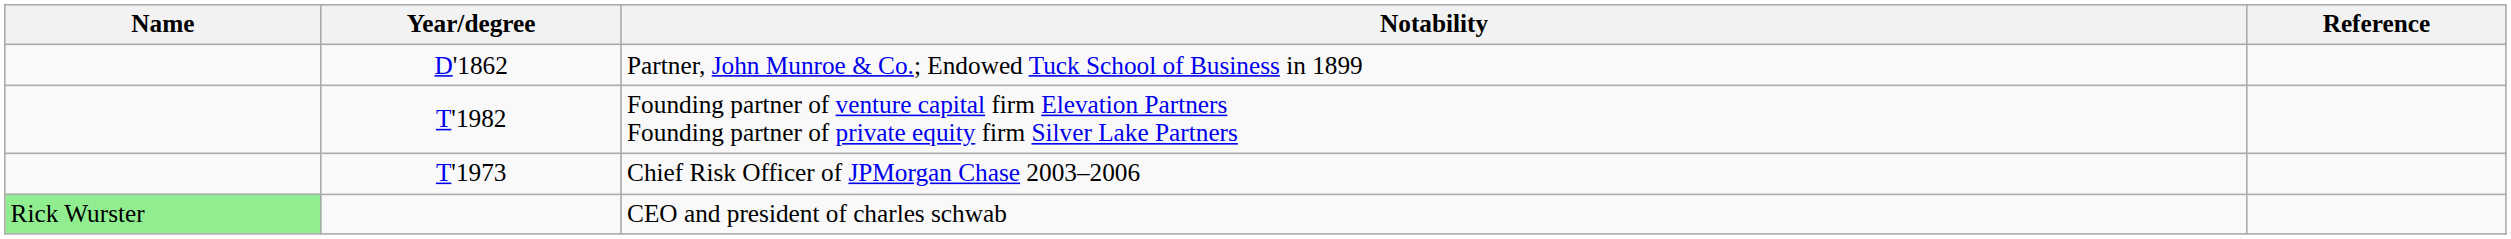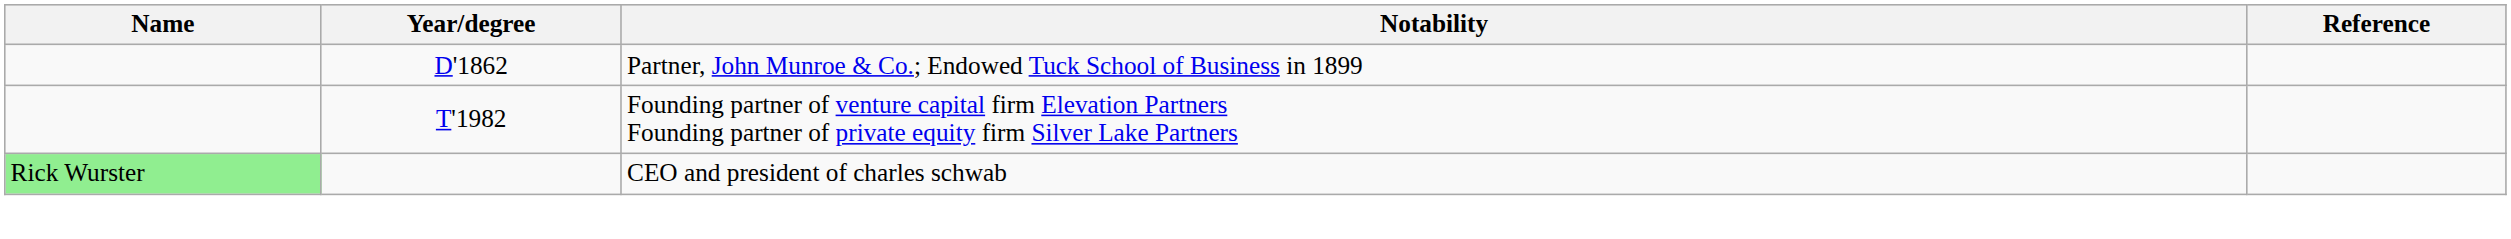- row: (884, 173)
